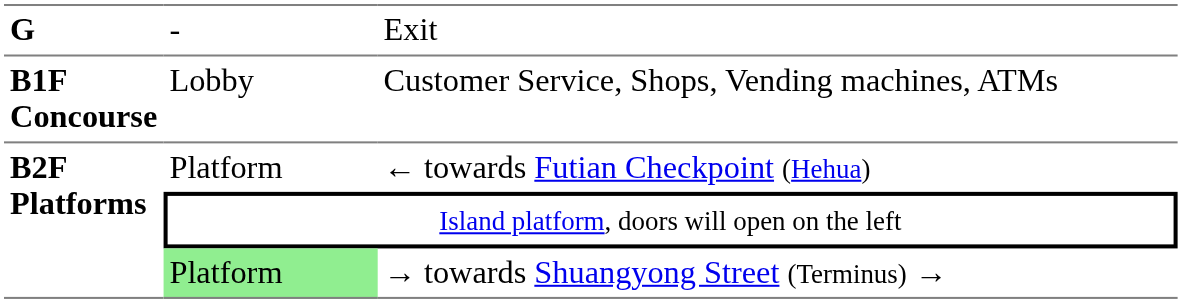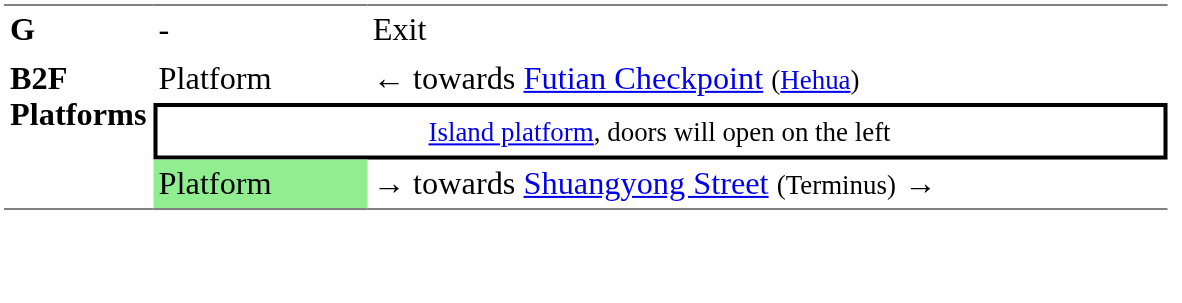- row: (721, 80)
